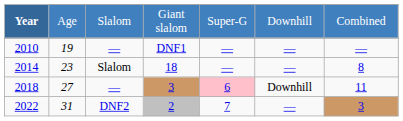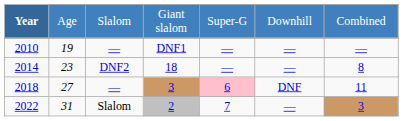(114, 67) Slalom -> (114, 67) DNF2
(290, 87) Downhill -> (290, 87) DNF
(114, 106) DNF2 -> (114, 106) Slalom
